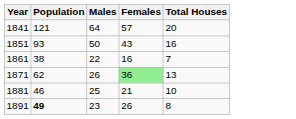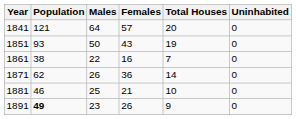+ column: (260, 12)
(171, 43) 16 -> (171, 43) 19
(127, 75) lightgreen background -> (127, 75) no background
(171, 75) 13 -> (171, 75) 14
(168, 106) 8 -> (168, 106) 9
